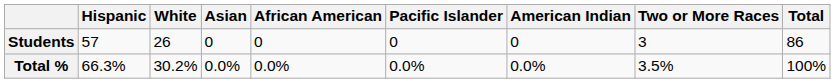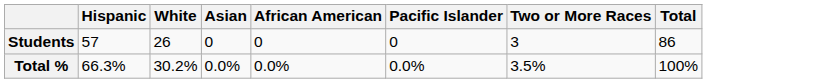- column: (571, 16)
